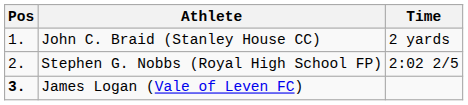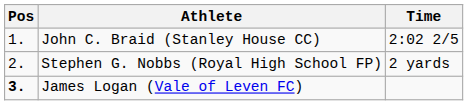(419, 40) 2 yards -> (424, 40) 2:02 2/5
(424, 64) 2:02 2/5 -> (419, 64) 2 yards
